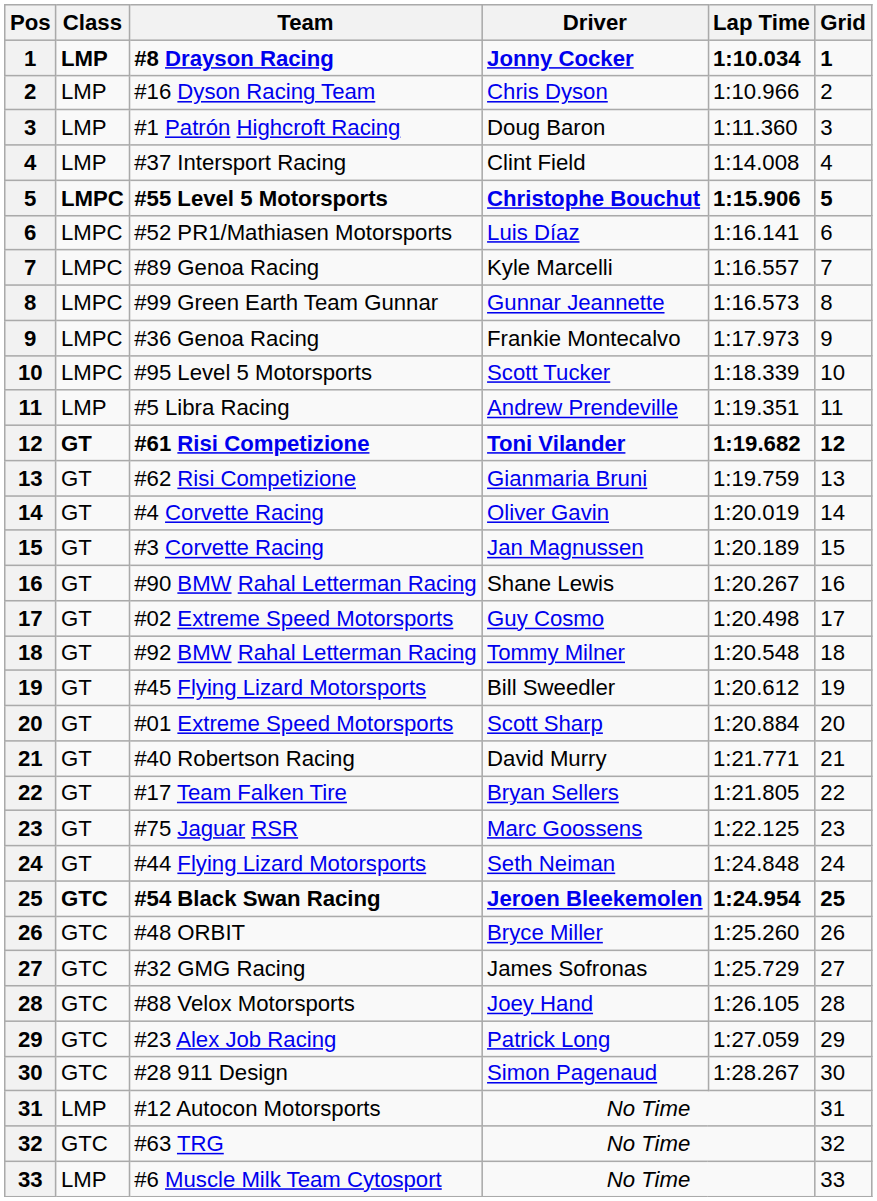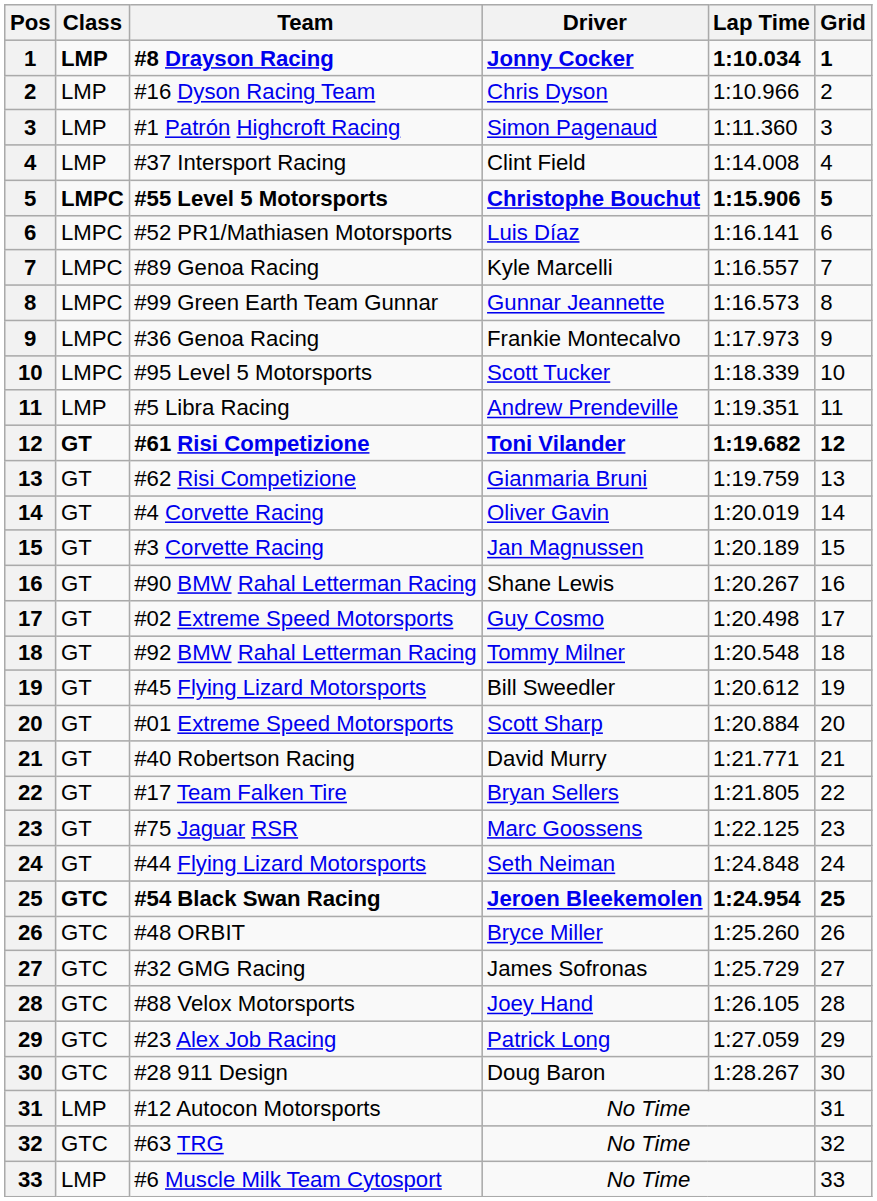(546, 128) Doug Baron -> (572, 128) Simon Pagenaud
(572, 1074) Simon Pagenaud -> (546, 1074) Doug Baron
